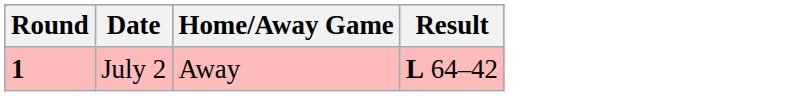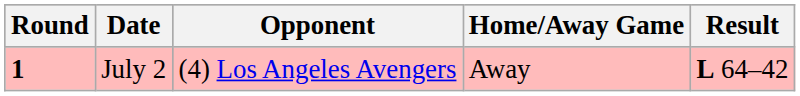+ column: (317, 25)
